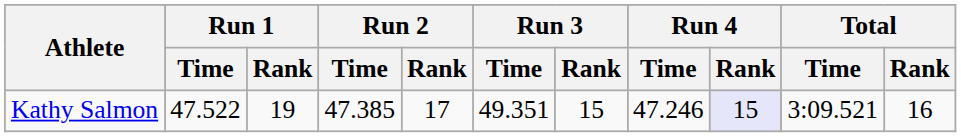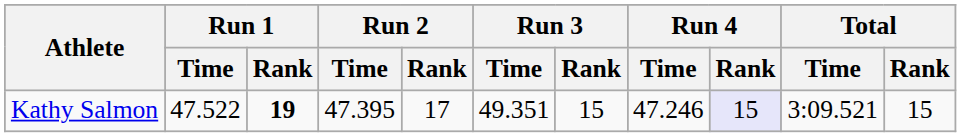(283, 110) normal -> (283, 110) bold
(360, 110) 47.385 -> (360, 110) 47.395
(920, 110) 16 -> (920, 110) 15
